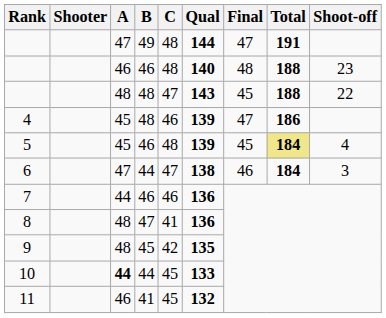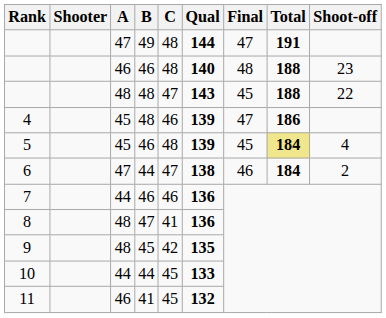(345, 171) 3 -> (345, 171) 2
(123, 273) bold -> (123, 273) normal
